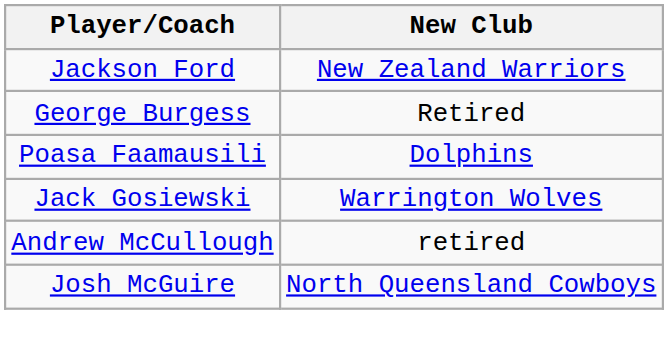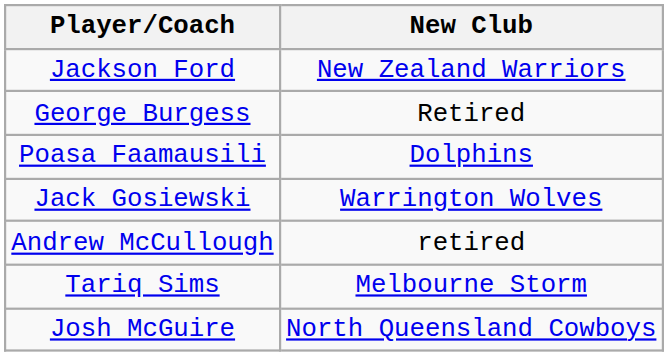+ row: (142, 286)
